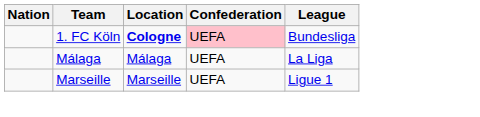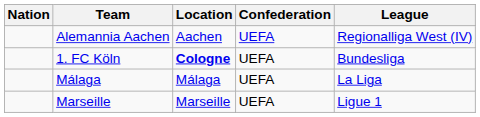+ row: (113, 36)
(207, 36) pink background -> (257, 58) no background
